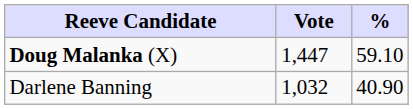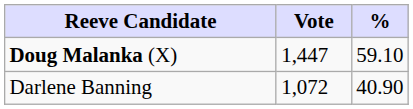(305, 87) 1,032 -> (305, 87) 1,072
